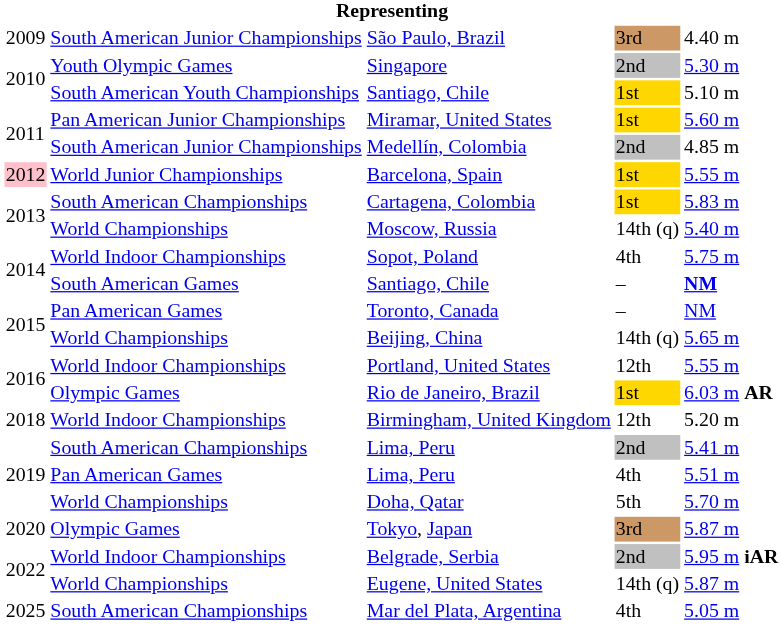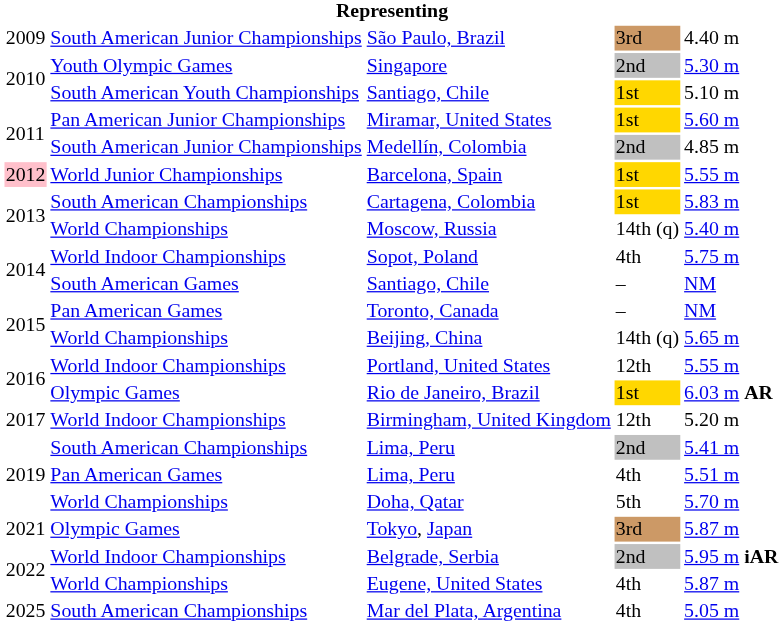(701, 283) bold -> (700, 283) normal
(26, 419) 2018 -> (26, 419) 2017
(26, 529) 2020 -> (26, 529) 2021
(647, 583) 14th (q) -> (628, 583) 4th
